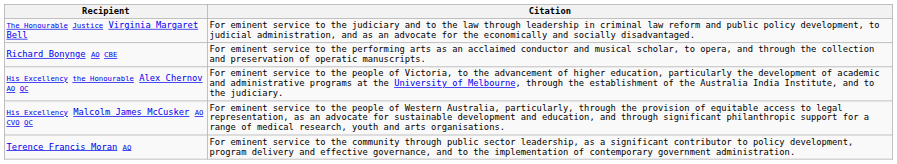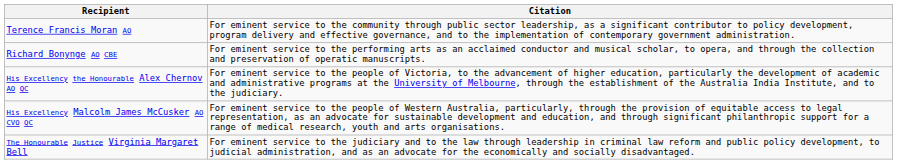rows swapped: (102, 31) <-> (69, 147)
